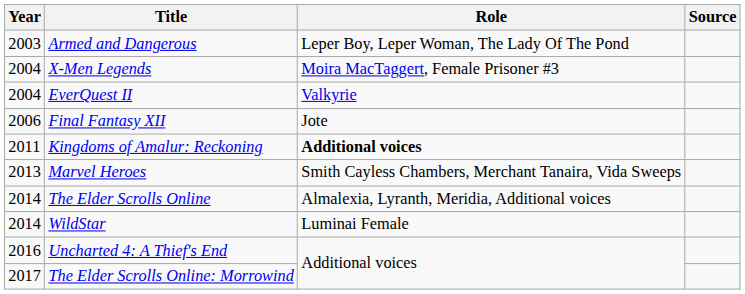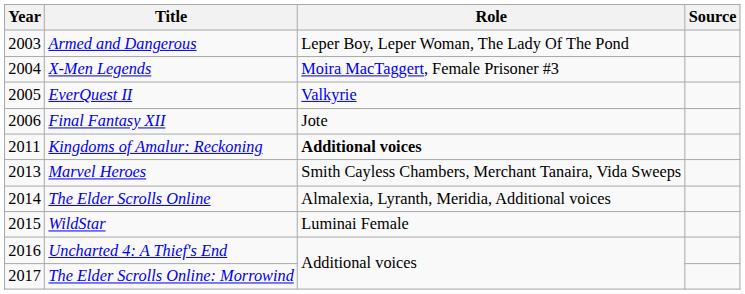(25, 95) 2004 -> (25, 95) 2005
(25, 224) 2014 -> (25, 224) 2015
